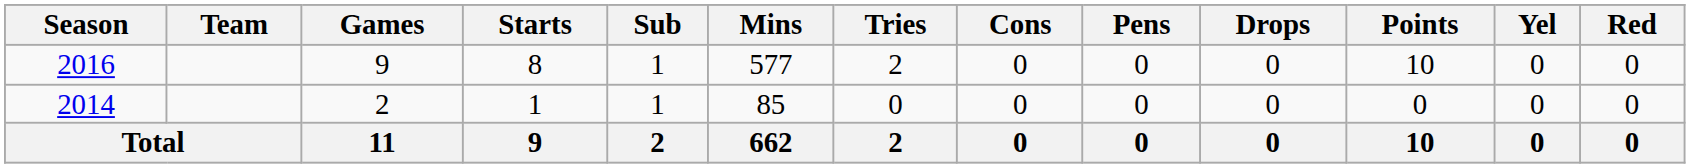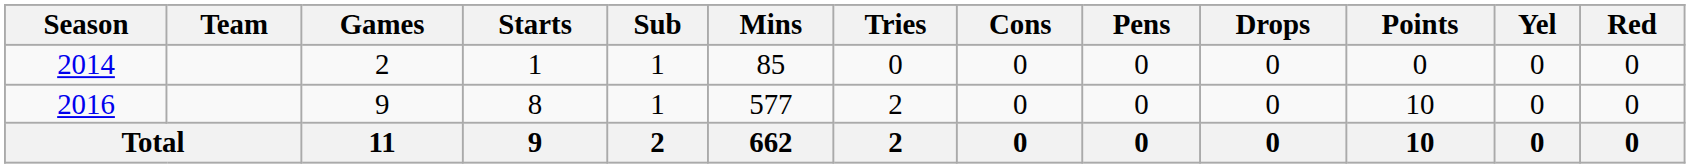rows swapped: (86, 103) <-> (86, 64)
